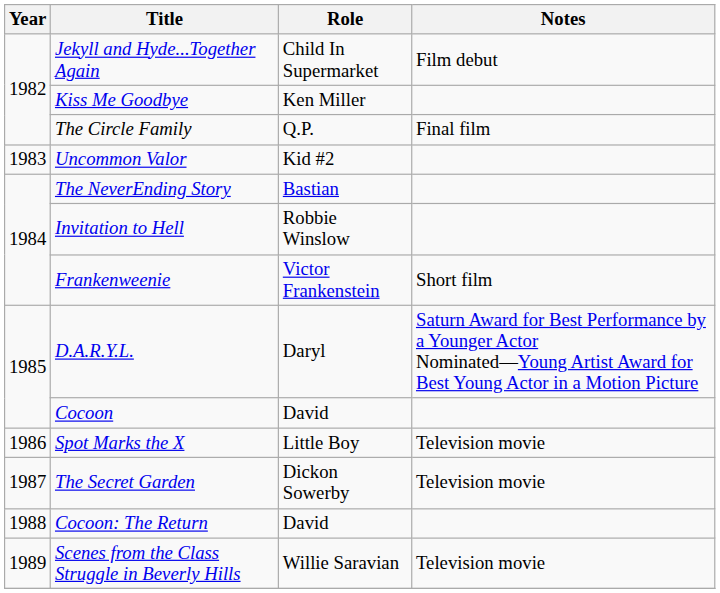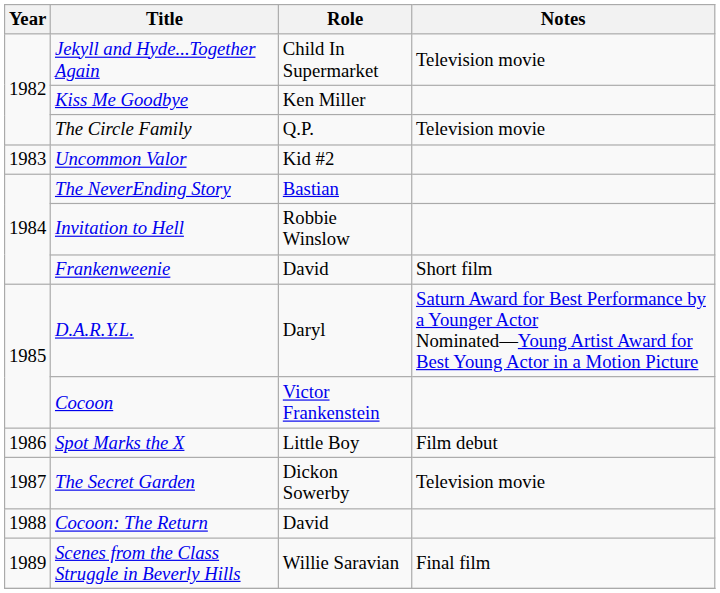(457, 59) Film debut -> (481, 59) Television movie
(453, 129) Final film -> (481, 129) Television movie
(331, 279) Victor Frankenstein -> (306, 269) David
(306, 412) David -> (331, 402) Victor Frankenstein
(481, 442) Television movie -> (457, 442) Film debut
(481, 563) Television movie -> (453, 563) Final film
